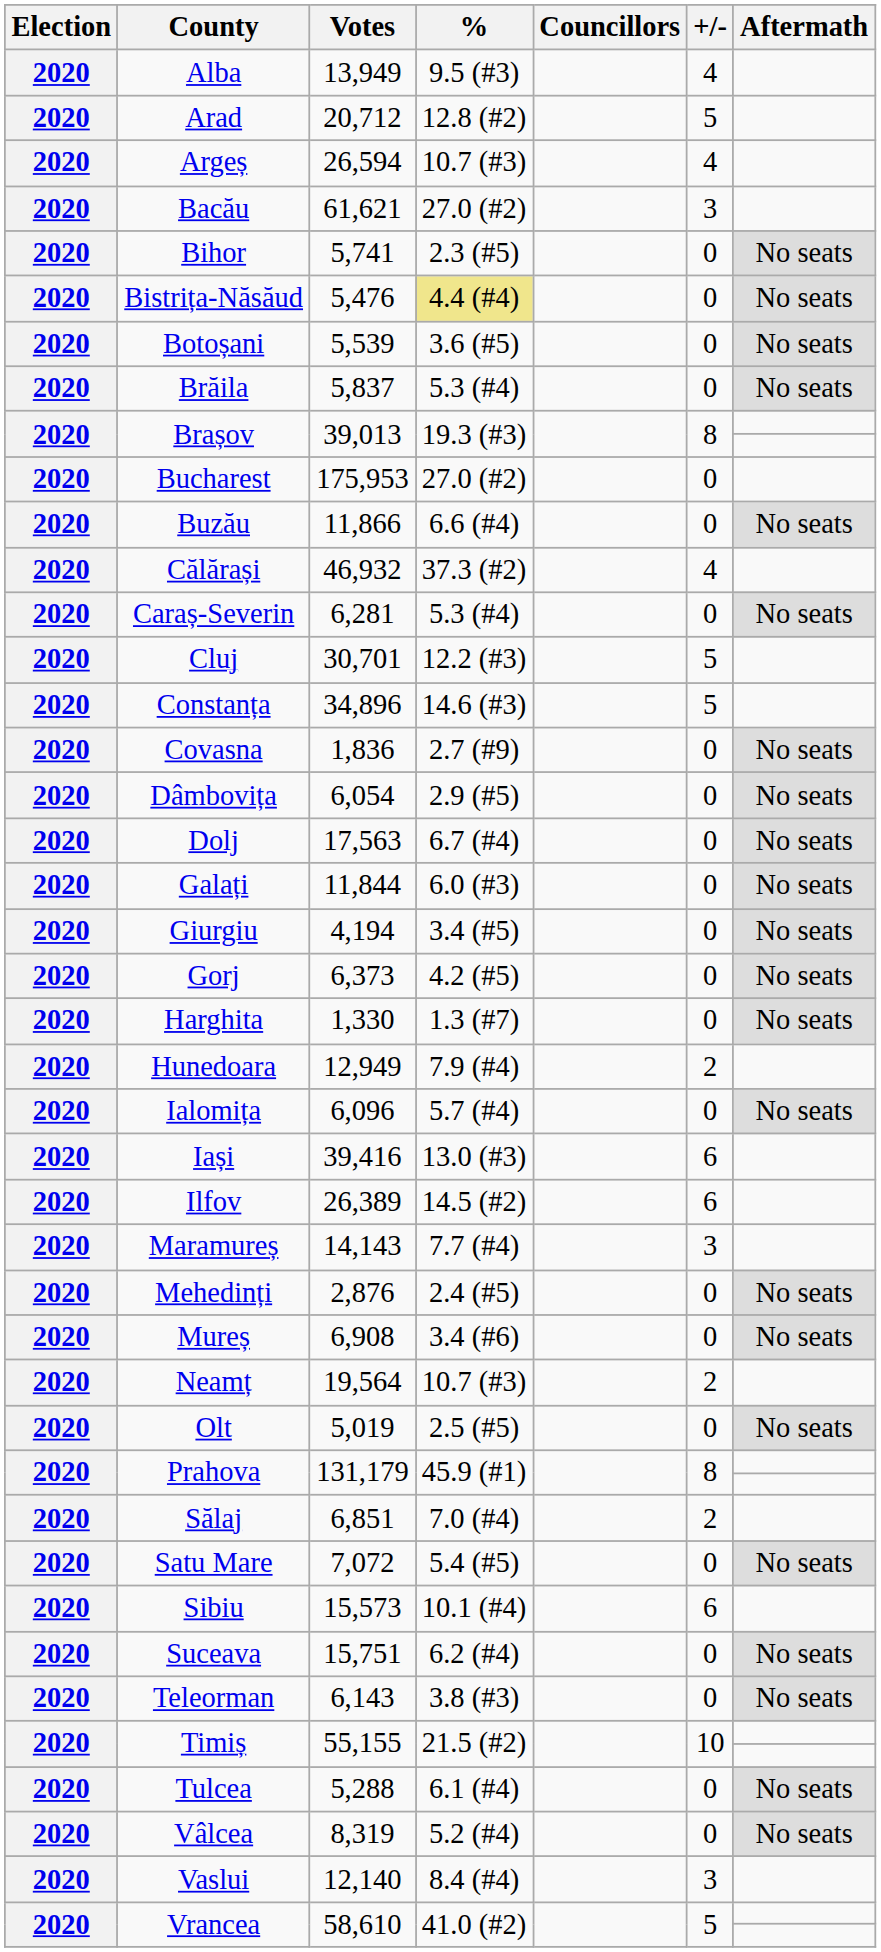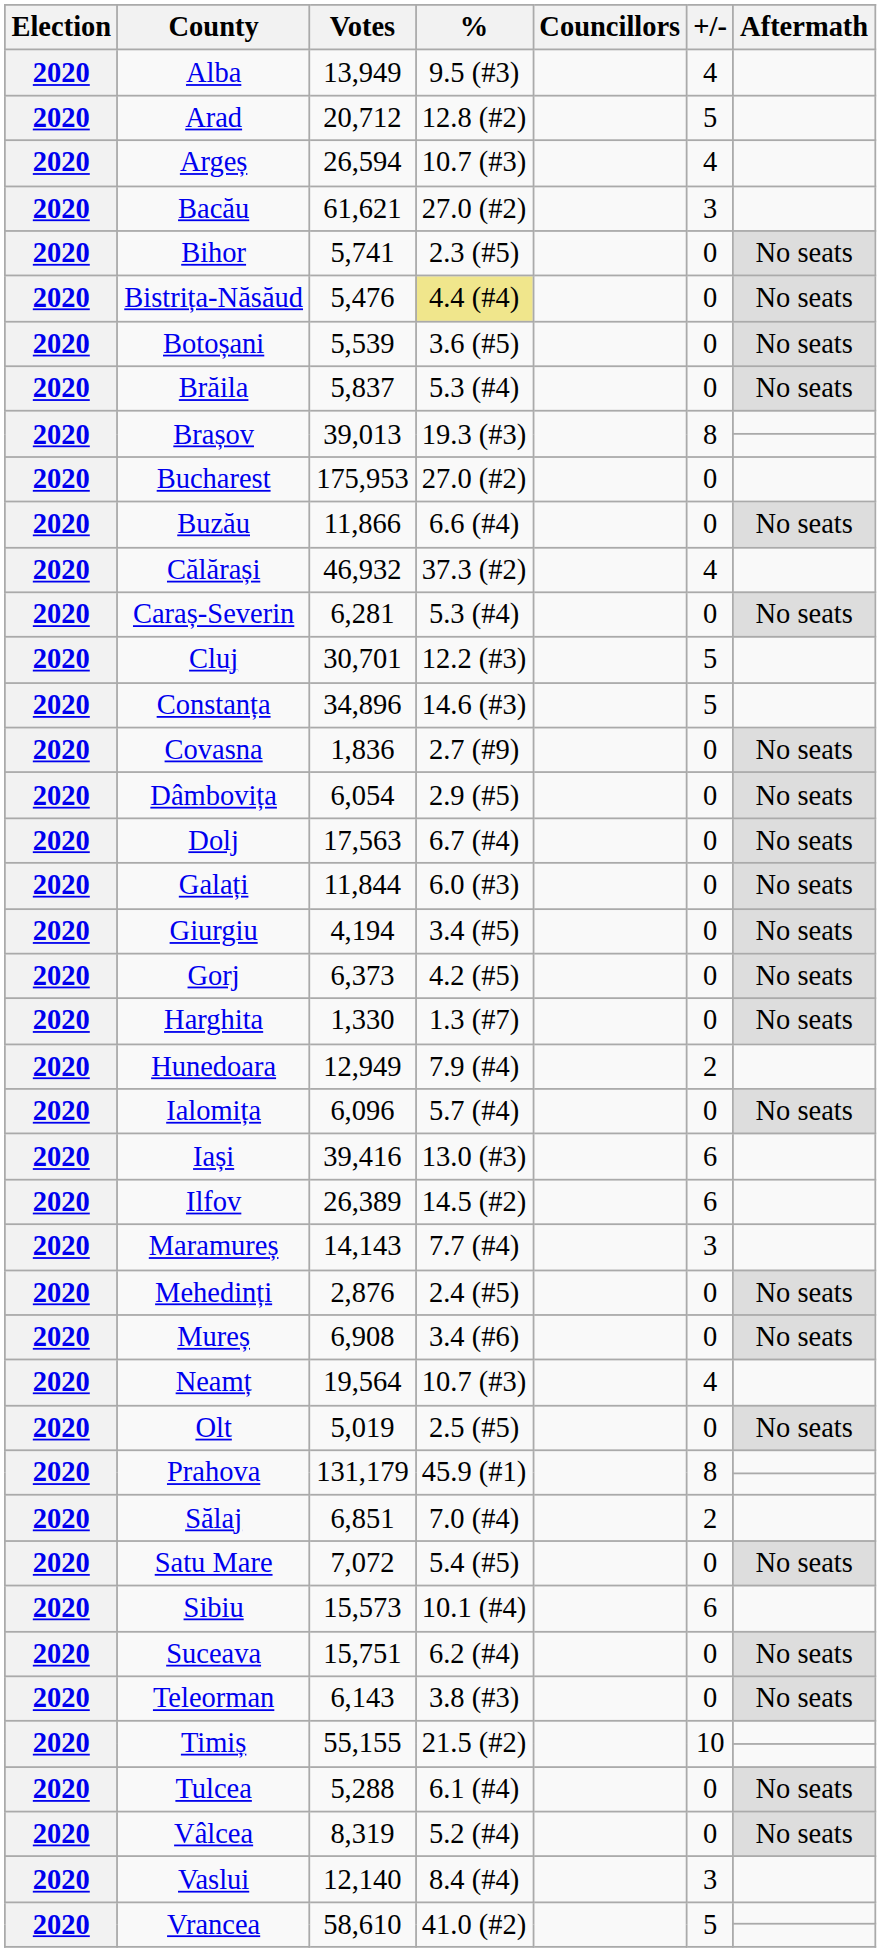(710, 1382) 2 -> (710, 1382) 4
